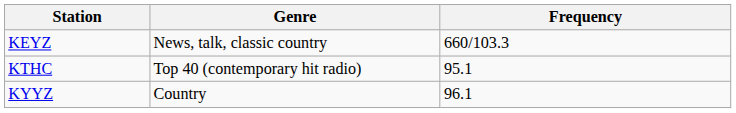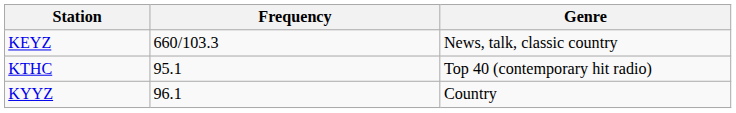columns swapped: (585, 17) <-> (295, 17)
